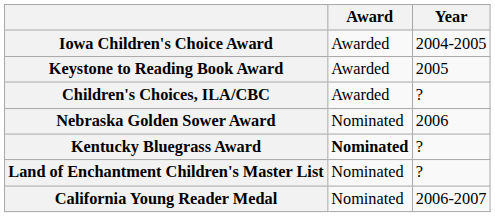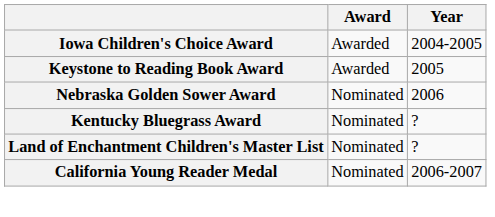- row: (166, 95)
(370, 146) bold -> (367, 120) normal
